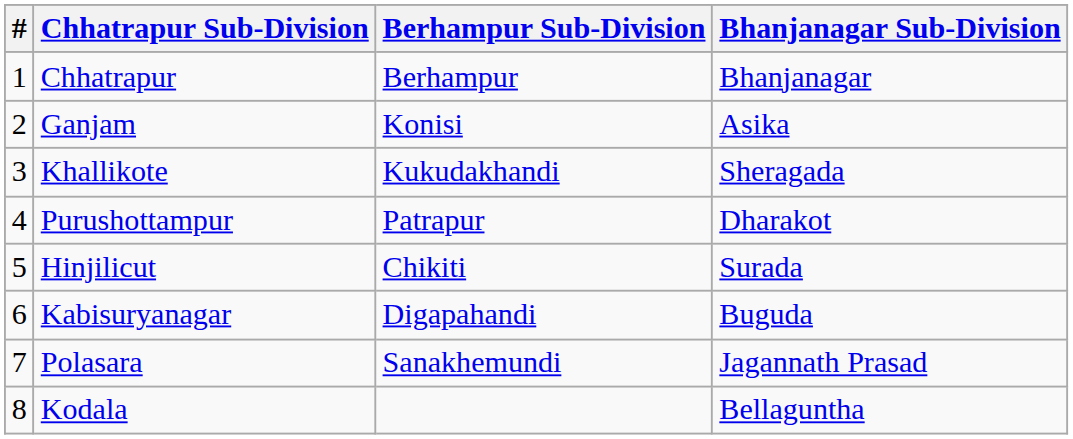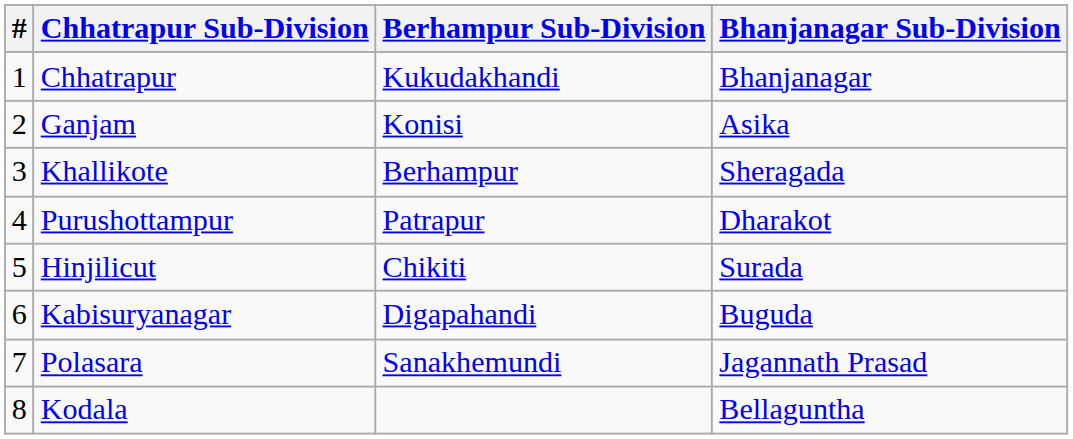(450, 76) Berhampur -> (471, 76) Kukudakhandi
(471, 171) Kukudakhandi -> (450, 171) Berhampur
